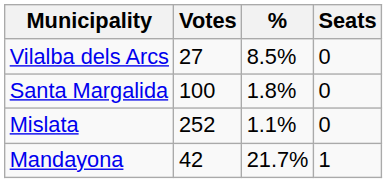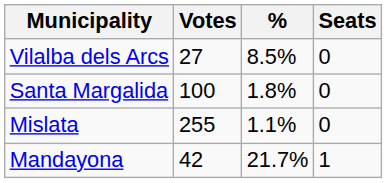(197, 125) 252 -> (197, 125) 255
